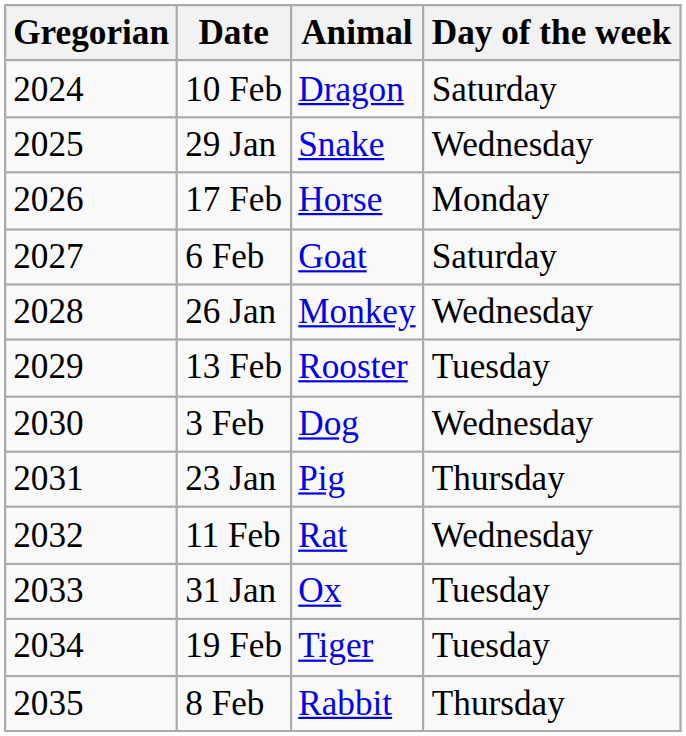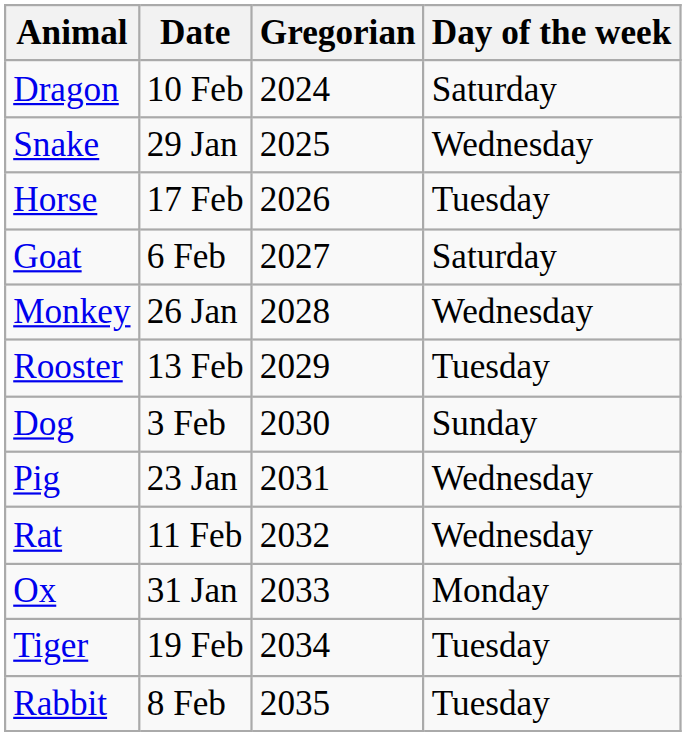columns swapped: (91, 32) <-> (357, 32)
(490, 199) Monday -> (491, 199) Tuesday
(512, 423) Wednesday -> (485, 423) Sunday
(498, 479) Thursday -> (512, 479) Wednesday
(491, 590) Tuesday -> (490, 590) Monday
(498, 702) Thursday -> (491, 702) Tuesday
